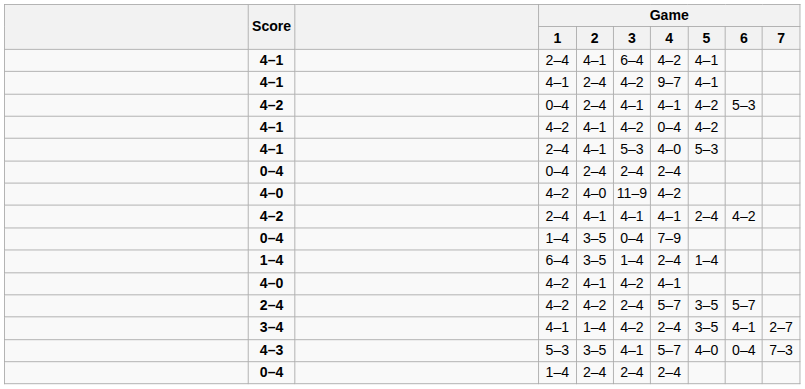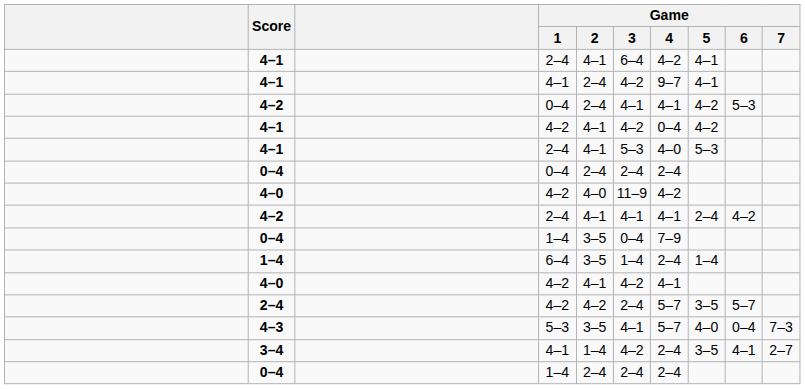rows swapped: (272, 350) <-> (272, 328)
